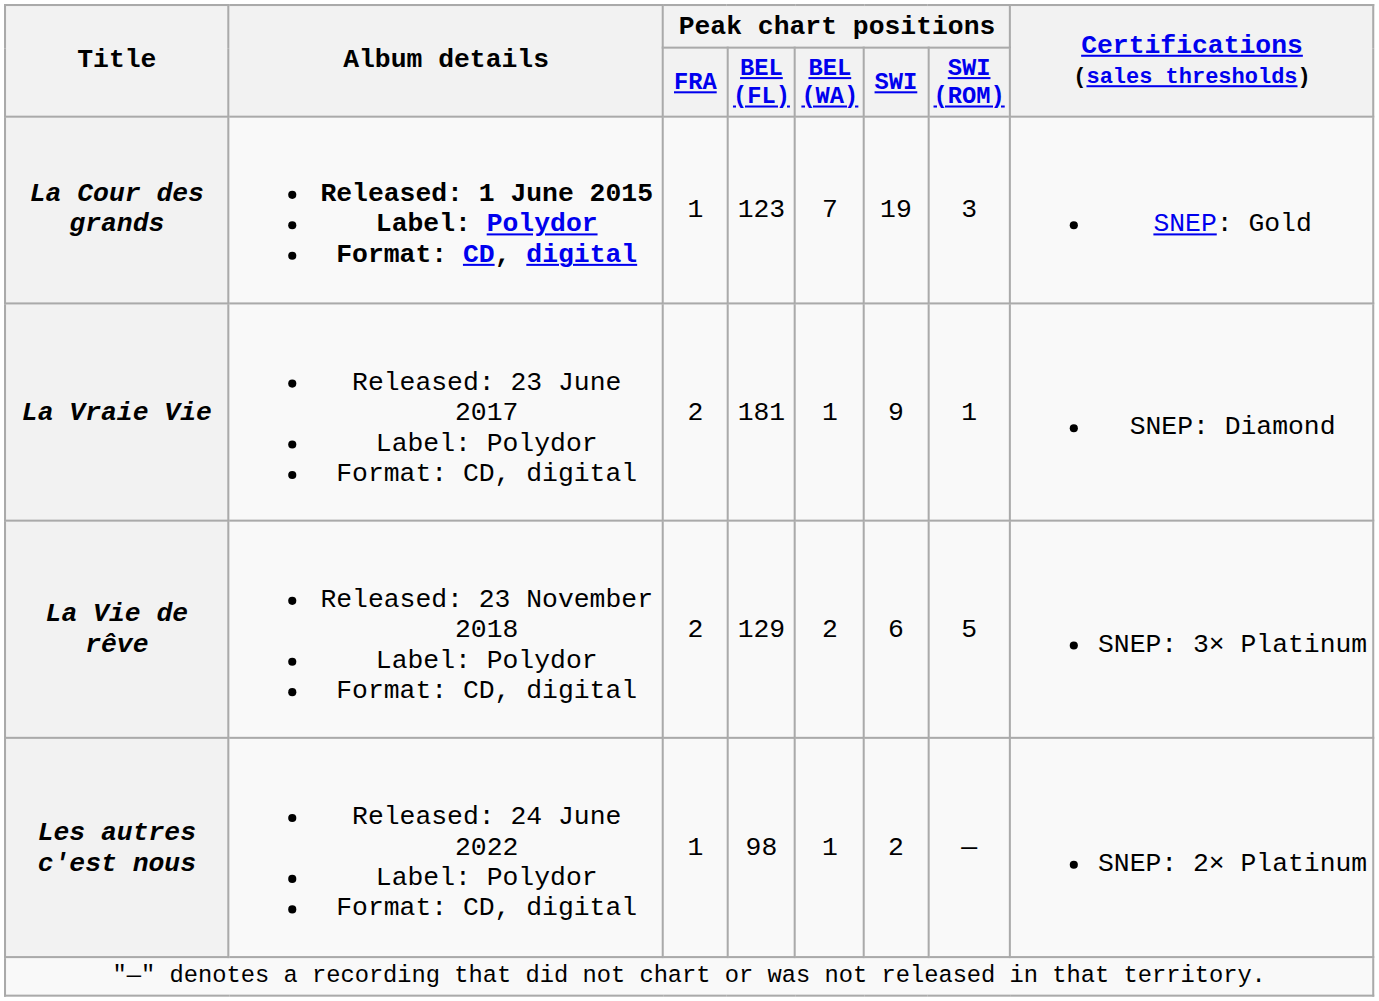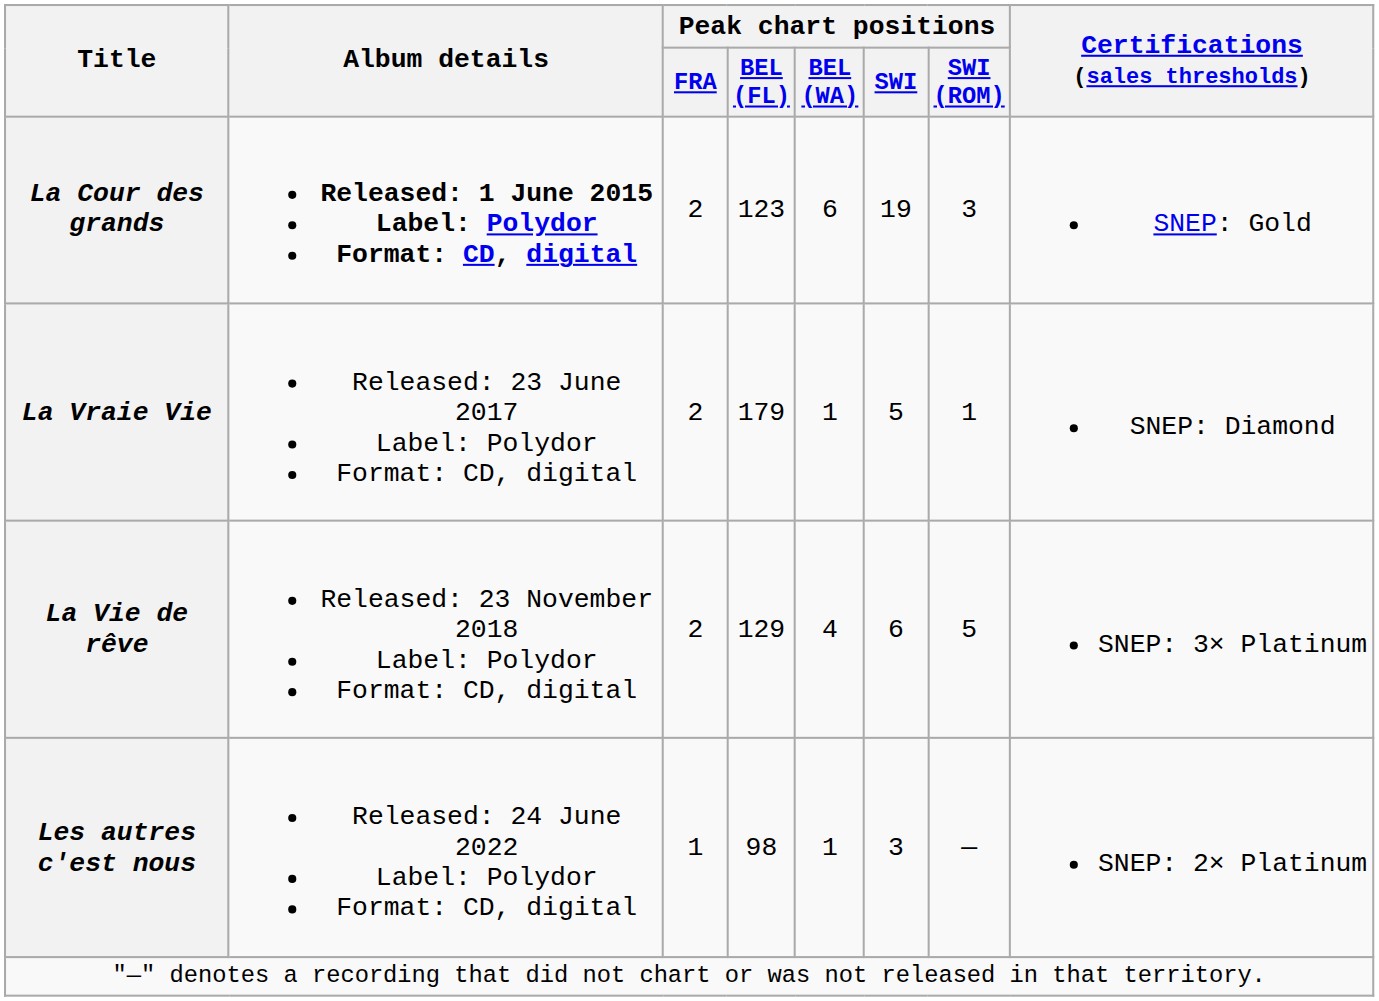(695, 210) 1 -> (695, 210) 2
(830, 210) 7 -> (830, 210) 6
(761, 412) 181 -> (761, 412) 179
(896, 412) 9 -> (896, 412) 5
(830, 630) 2 -> (830, 630) 4
(896, 847) 2 -> (896, 847) 3
